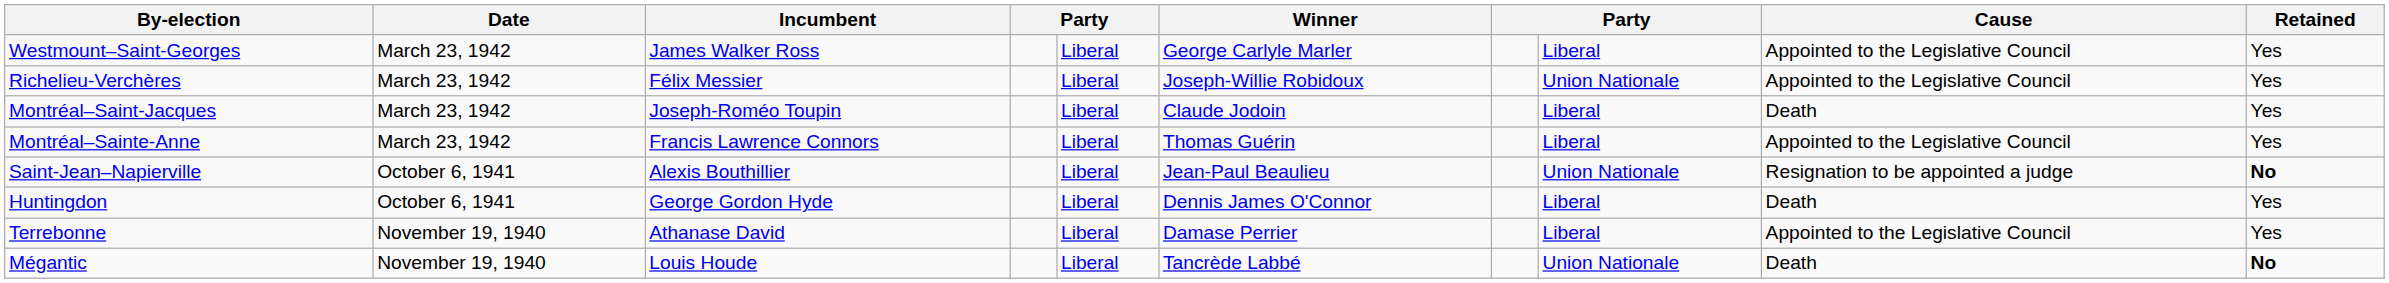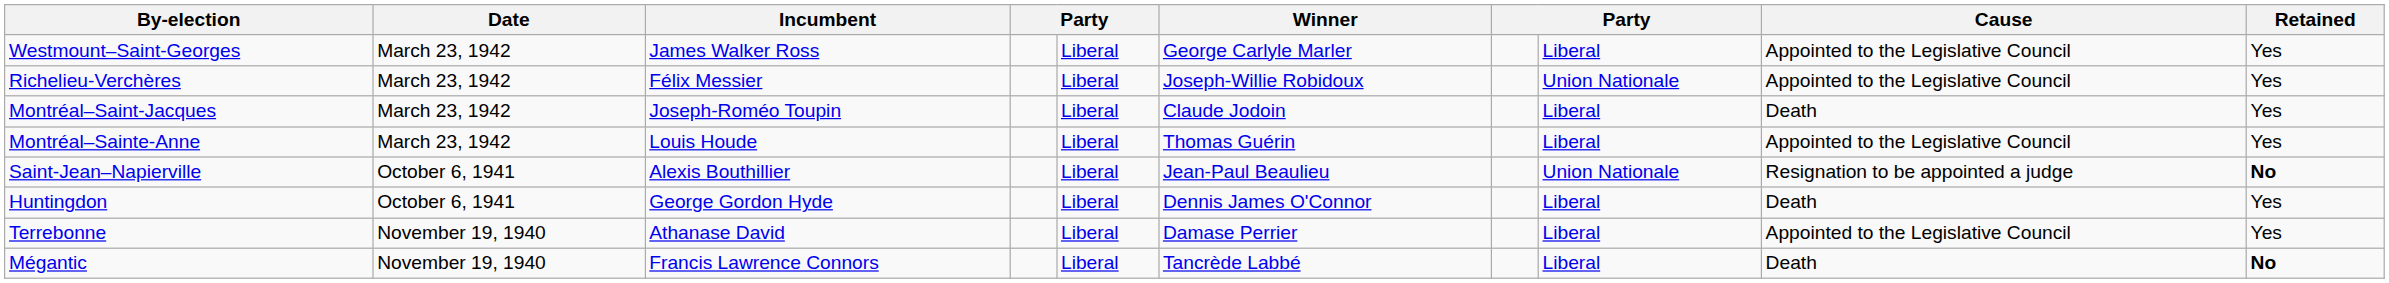(764, 141) Francis Lawrence Connors -> (703, 141) Louis Houde
(703, 263) Louis Houde -> (764, 263) Francis Lawrence Connors
(1611, 263) Union Nationale -> (1571, 263) Liberal
